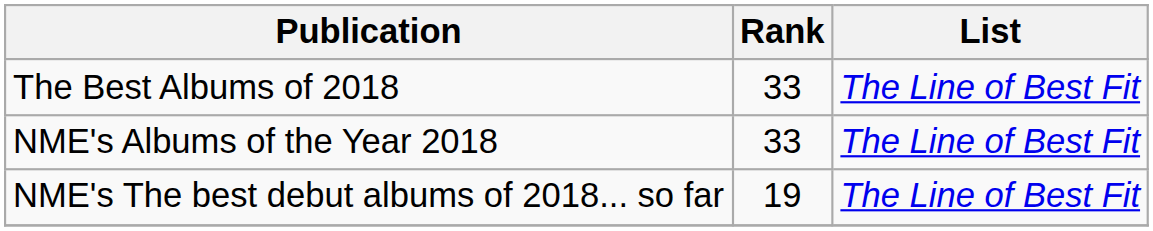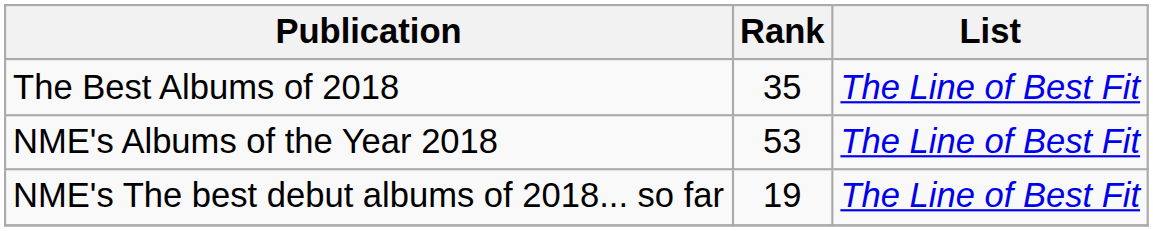(782, 86) 33 -> (782, 86) 35
(782, 141) 33 -> (782, 141) 53
